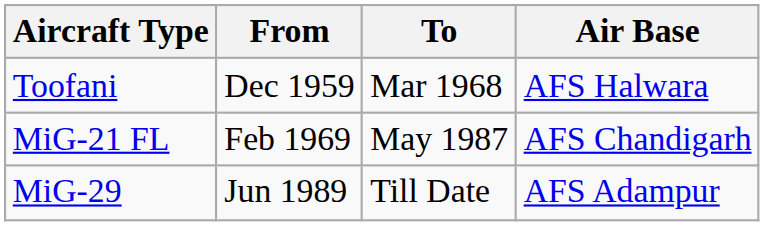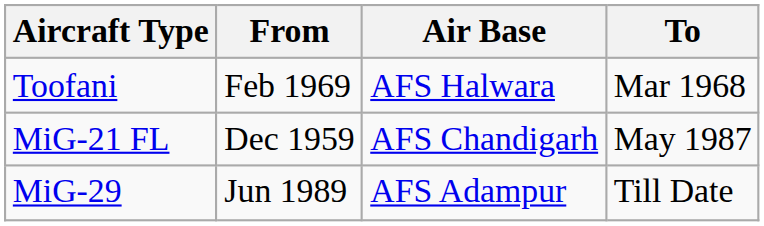columns swapped: (439, 31) <-> (638, 31)
(290, 84) Dec 1959 -> (288, 84) Feb 1969
(288, 138) Feb 1969 -> (290, 138) Dec 1959
